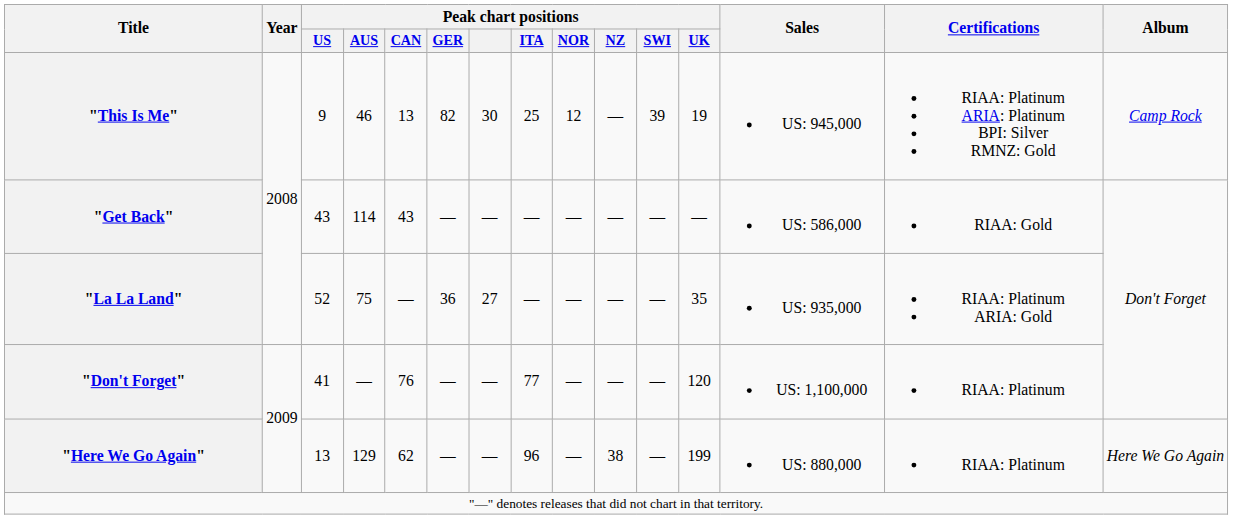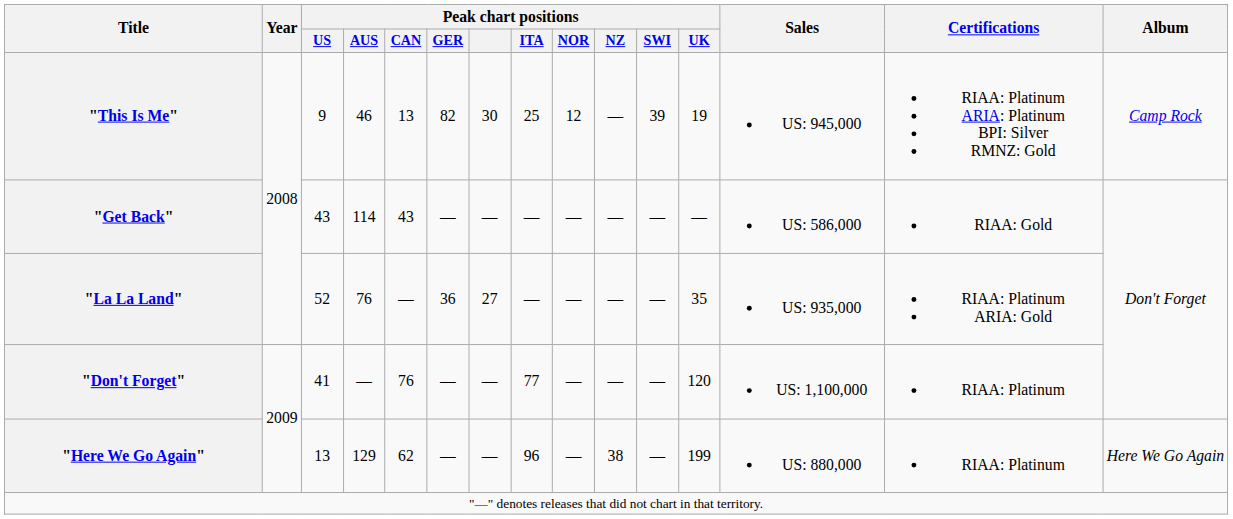(364, 299) 75 -> (364, 299) 76
